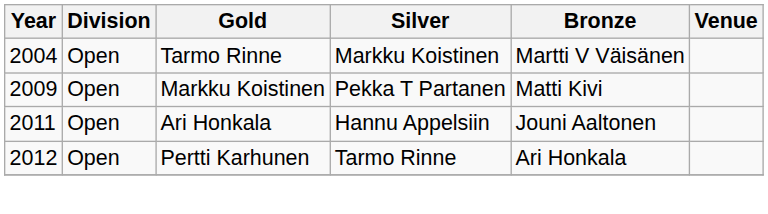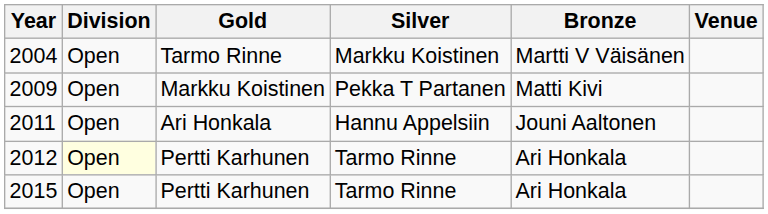(93, 157) no background -> (93, 157) lightyellow background
+ row: (33, 191)
